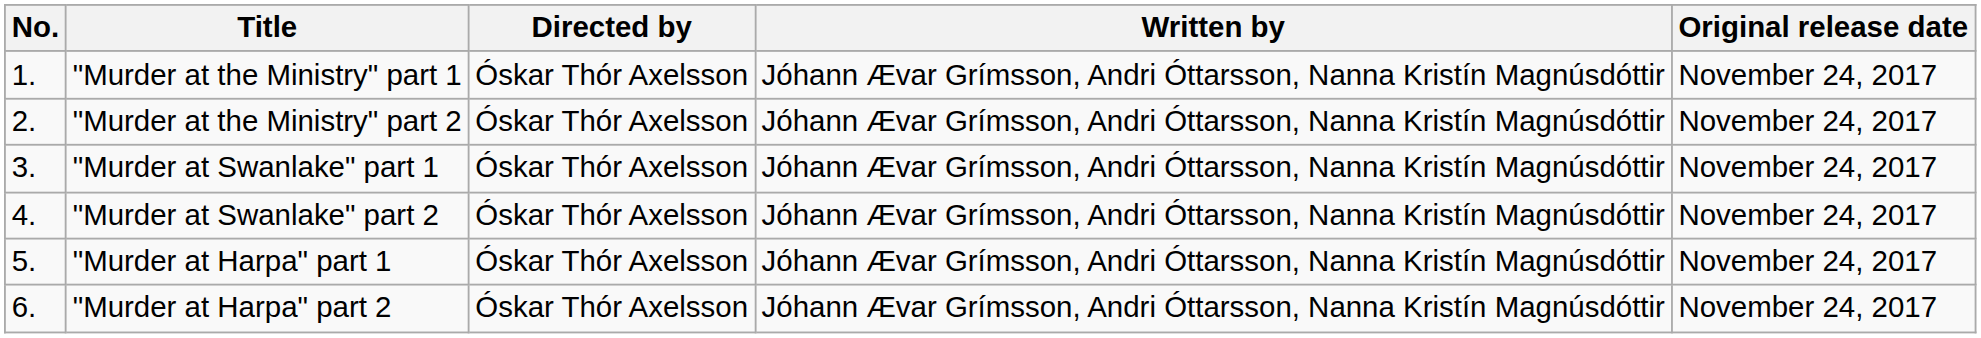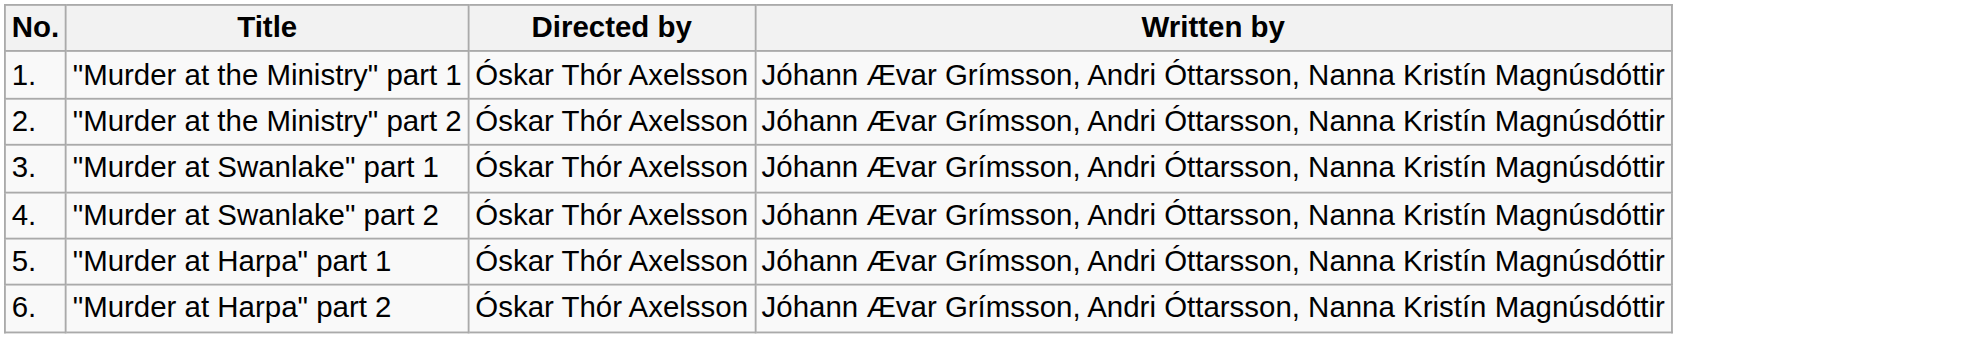- column: (1823, 27)
